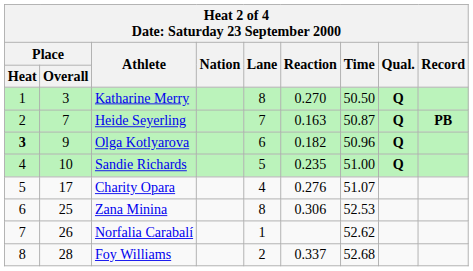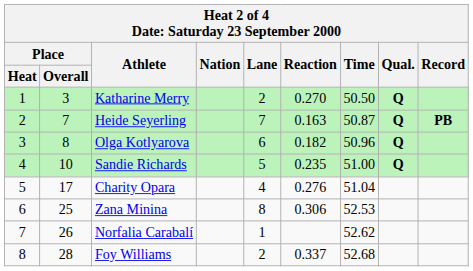(262, 98) 8 -> (262, 98) 2
(22, 143) bold -> (22, 143) normal
(66, 143) 9 -> (66, 143) 8
(359, 187) 51.07 -> (359, 187) 51.04
